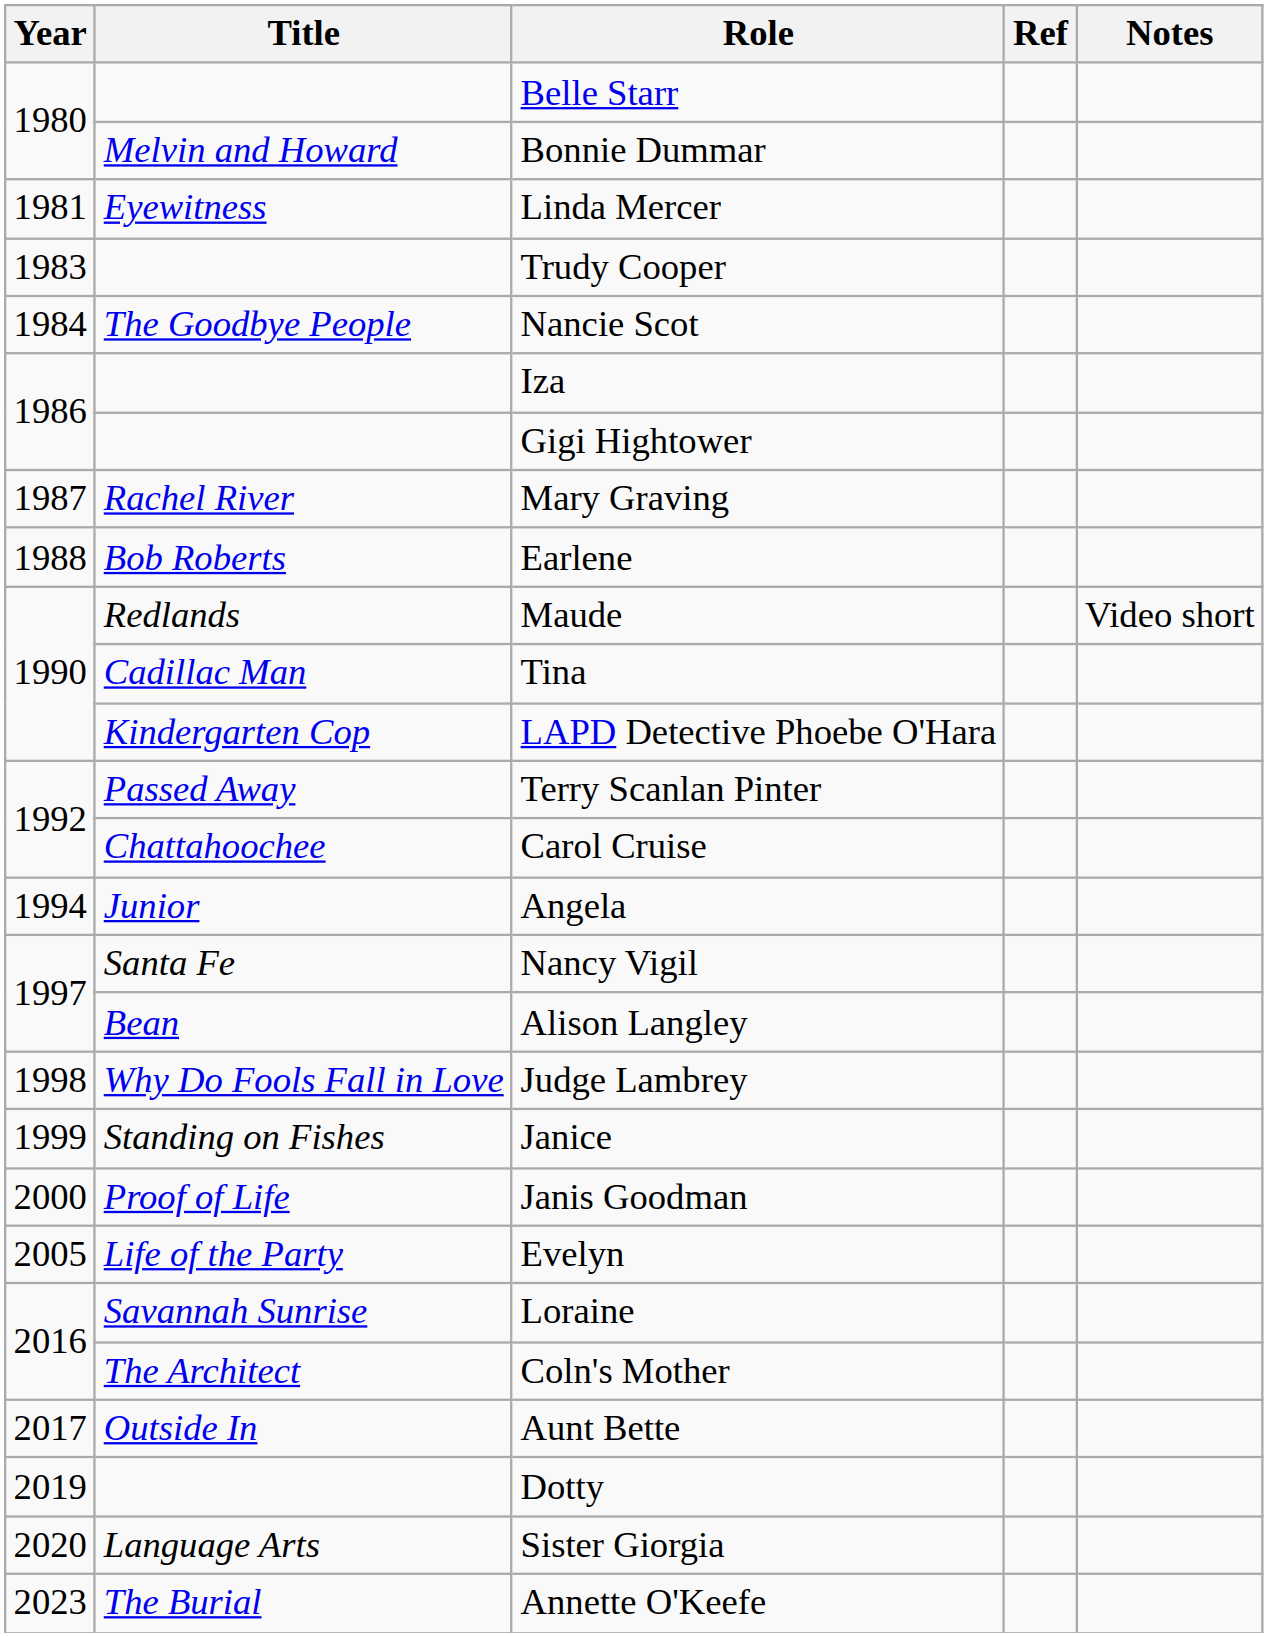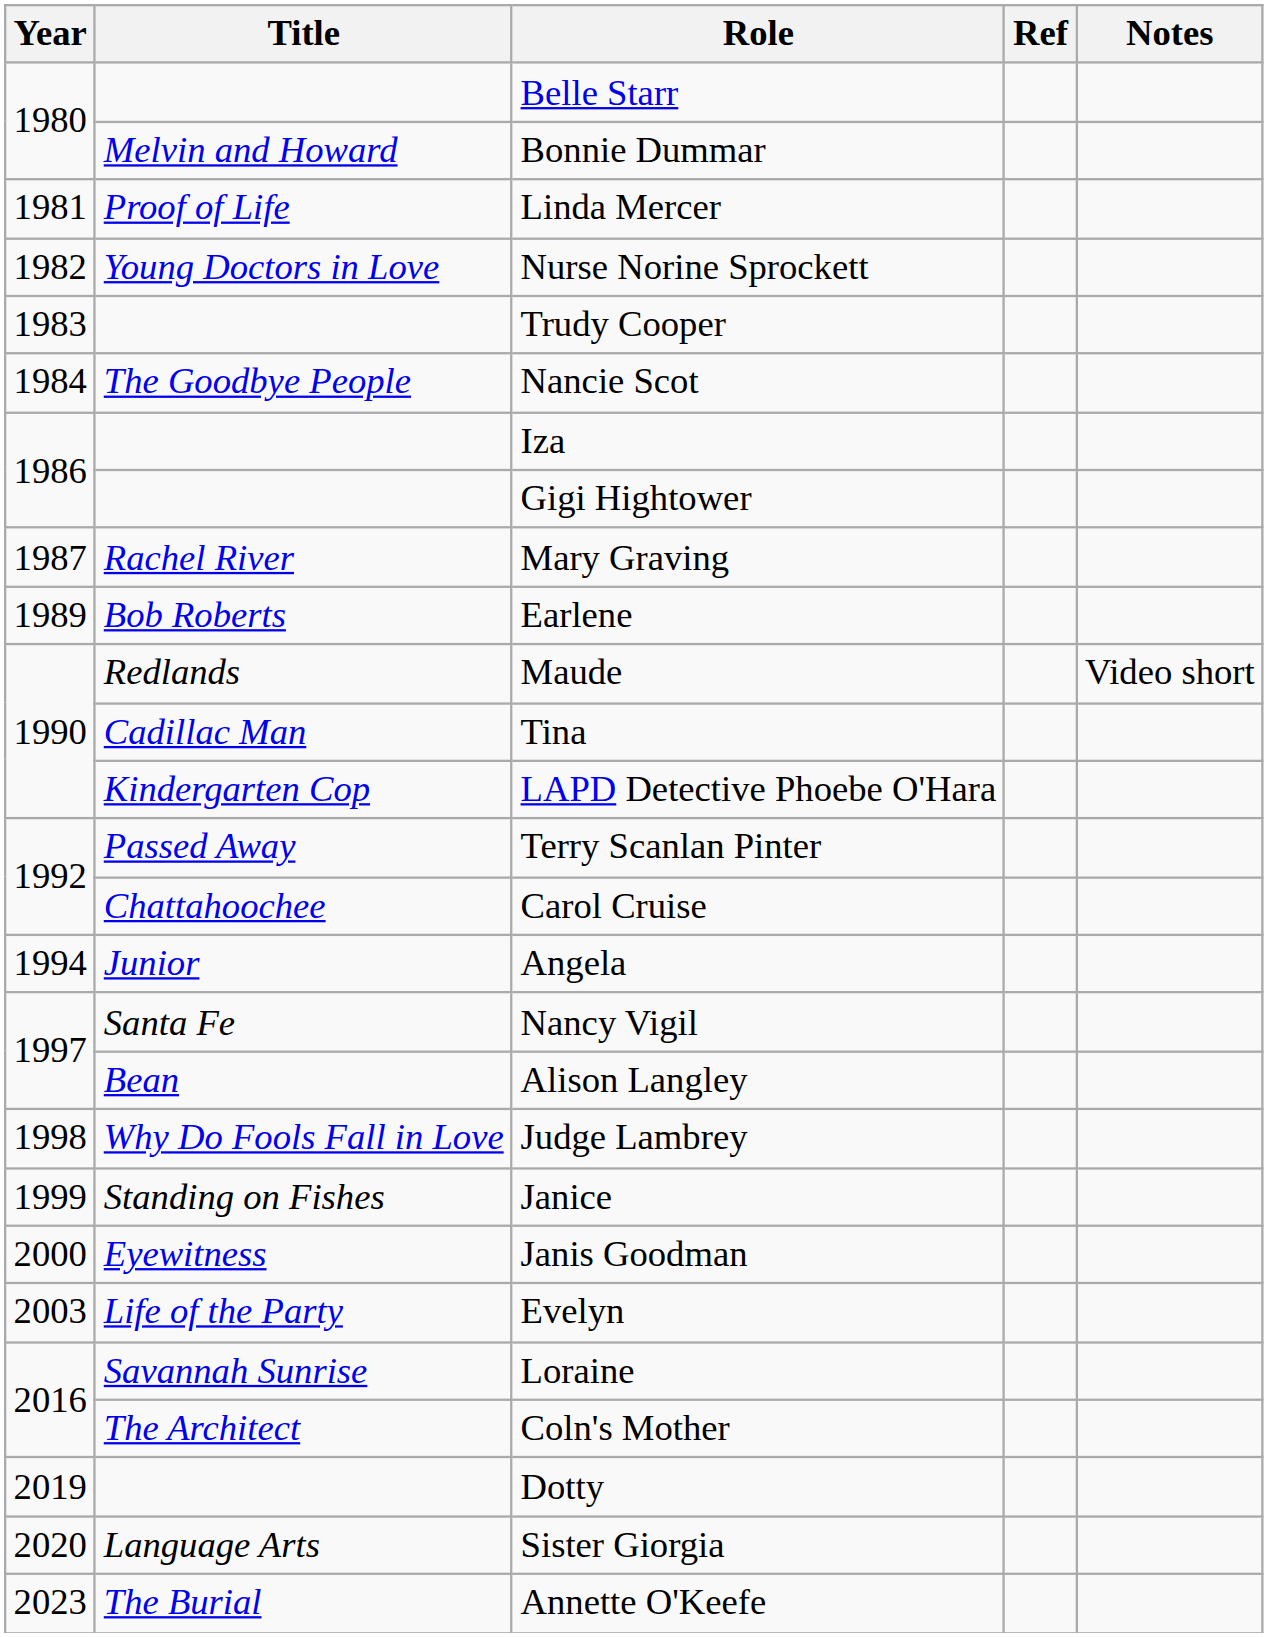(185, 207) Eyewitness -> (197, 207) Proof of Life
+ row: (695, 265)
(50, 556) 1988 -> (50, 614) 1989
(197, 1195) Proof of Life -> (185, 1253) Eyewitness
(50, 1253) 2005 -> (50, 1311) 2003
- row: (600, 1428)
